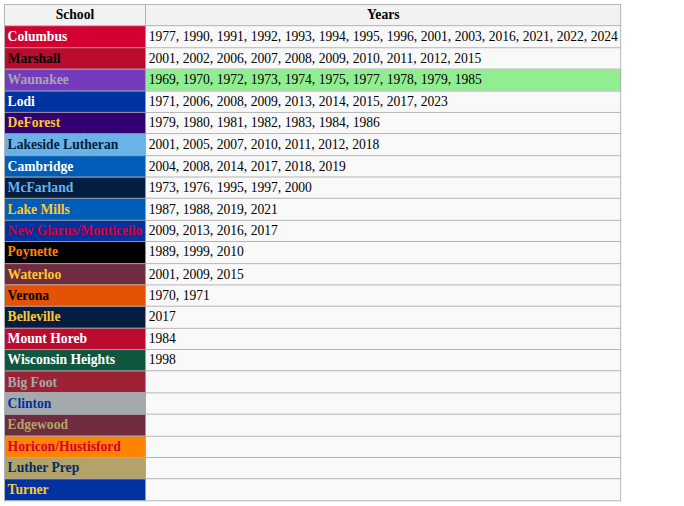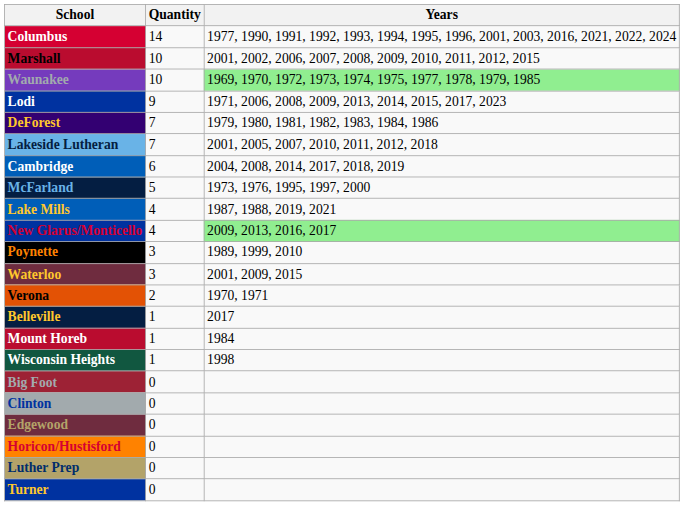+ column: (175, 15)
(213, 230) no background -> (272, 230) lightgreen background
